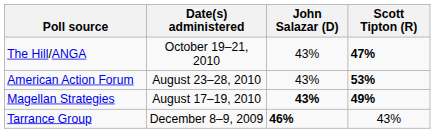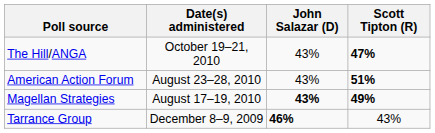(363, 80) 53% -> (363, 80) 51%
